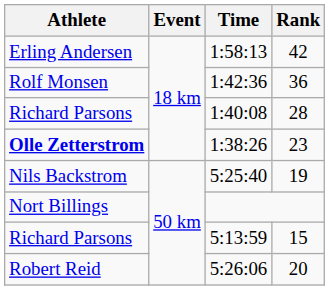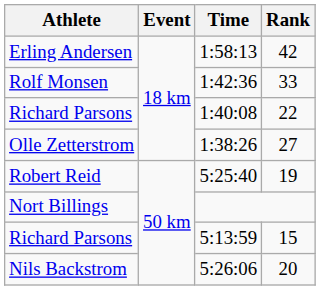(298, 82) 36 -> (288, 82) 33
(298, 113) 28 -> (288, 113) 22
(77, 144) bold -> (72, 144) normal
(298, 144) 23 -> (288, 144) 27
(68, 176) Nils Backstrom -> (55, 176) Robert Reid
(55, 269) Robert Reid -> (68, 269) Nils Backstrom
